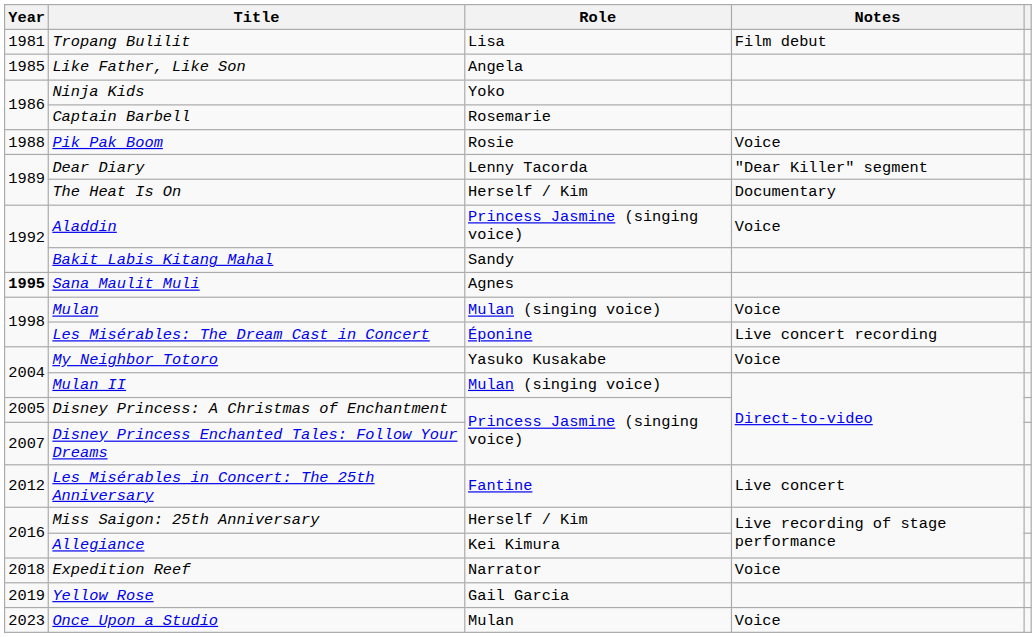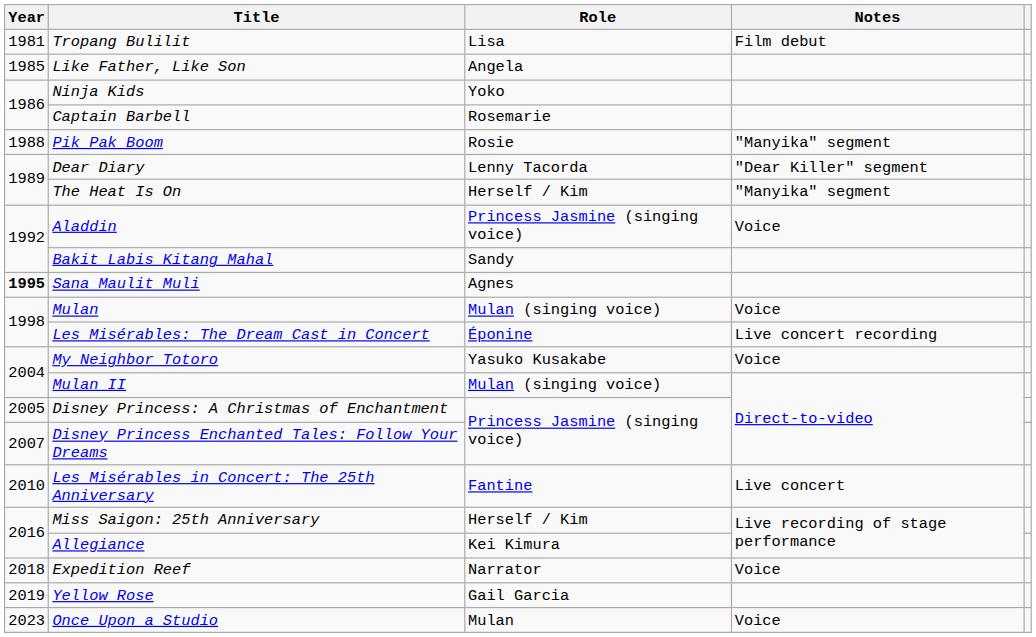(758, 142) Voice -> (813, 142) "Manyika" segment
(785, 192) Documentary -> (813, 192) "Manyika" segment
(27, 486) 2012 -> (27, 486) 2010
